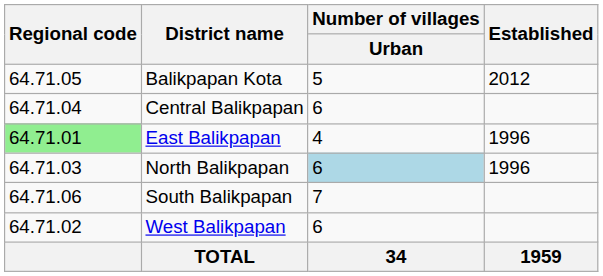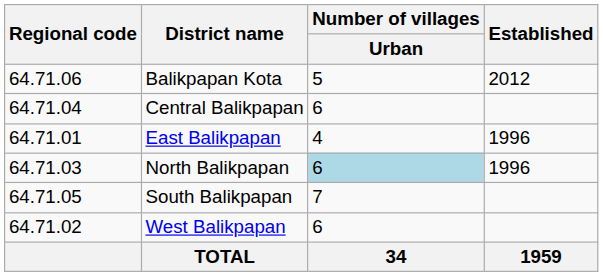(45, 78) 64.71.05 -> (45, 78) 64.71.06
(45, 138) lightgreen background -> (45, 138) no background
(45, 197) 64.71.06 -> (45, 197) 64.71.05
